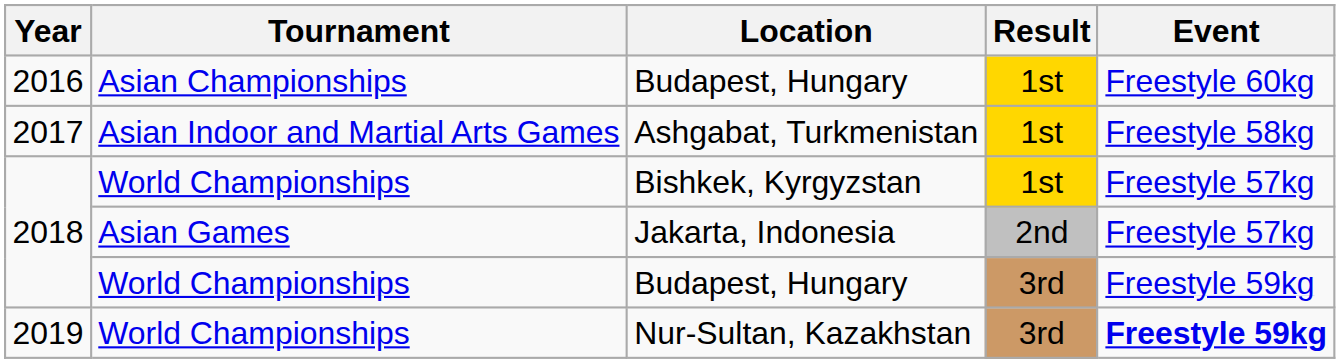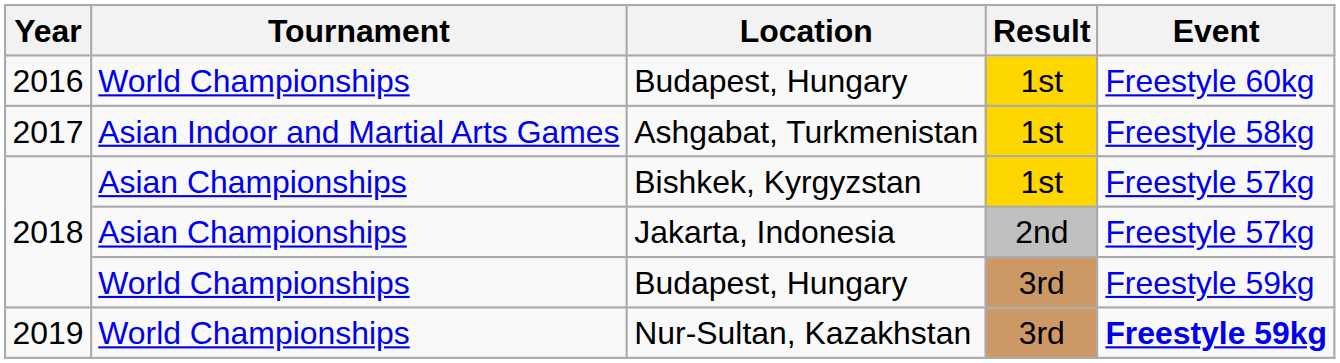(253, 81) Asian Championships -> (254, 81) World Championships
(254, 182) World Championships -> (253, 182) Asian Championships
(194, 233) Asian Games -> (253, 233) Asian Championships
